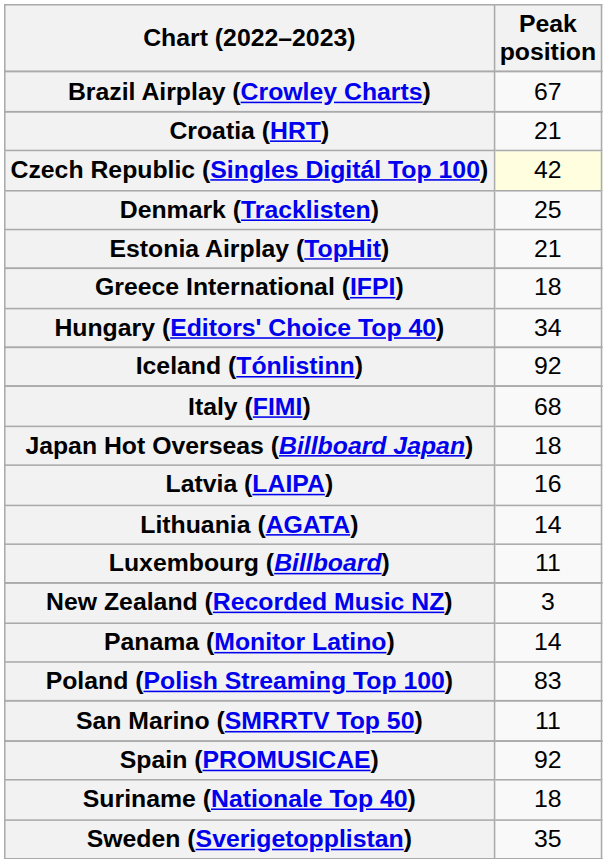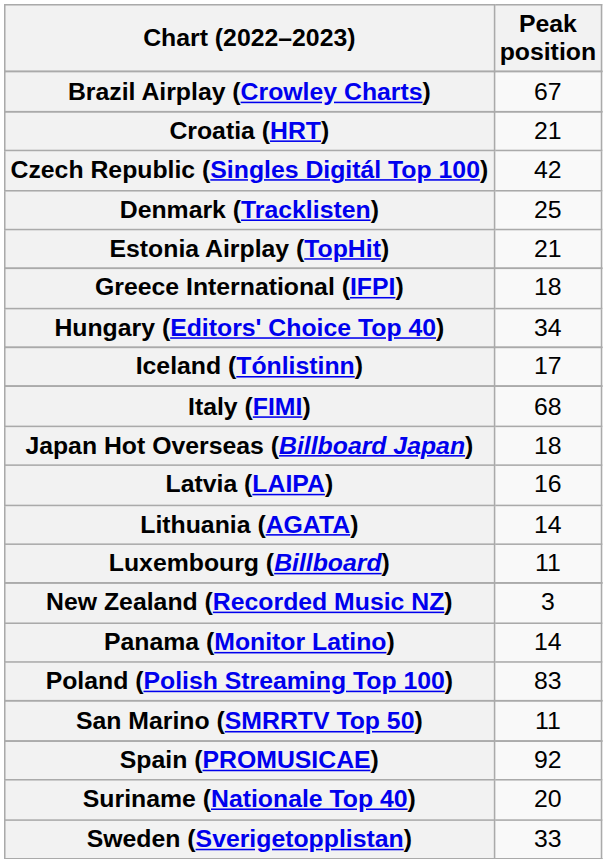(548, 170) lightyellow background -> (548, 170) no background
(548, 366) 92 -> (548, 366) 17
(548, 799) 18 -> (548, 799) 20
(548, 838) 35 -> (548, 838) 33
